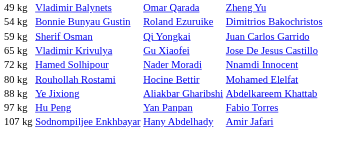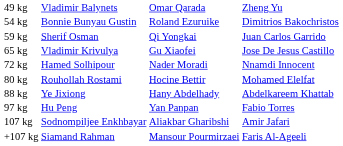(183, 93) Aliakbar Gharibshi -> (184, 93) Hany Abdelhady
(178, 122) Hany Abdelhady -> (189, 122) Aliakbar Gharibshi
+ row: (21, 136)
